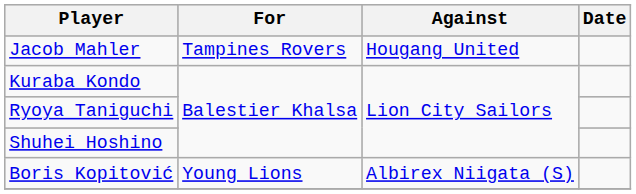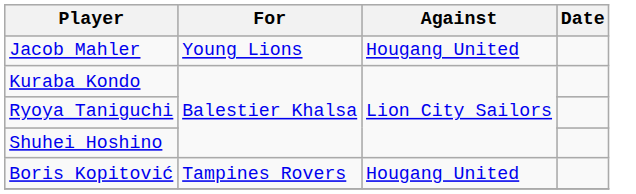(264, 50) Tampines Rovers -> (242, 50) Young Lions
(242, 173) Young Lions -> (264, 173) Tampines Rovers
(470, 173) Albirex Niigata (S) -> (443, 173) Hougang United
